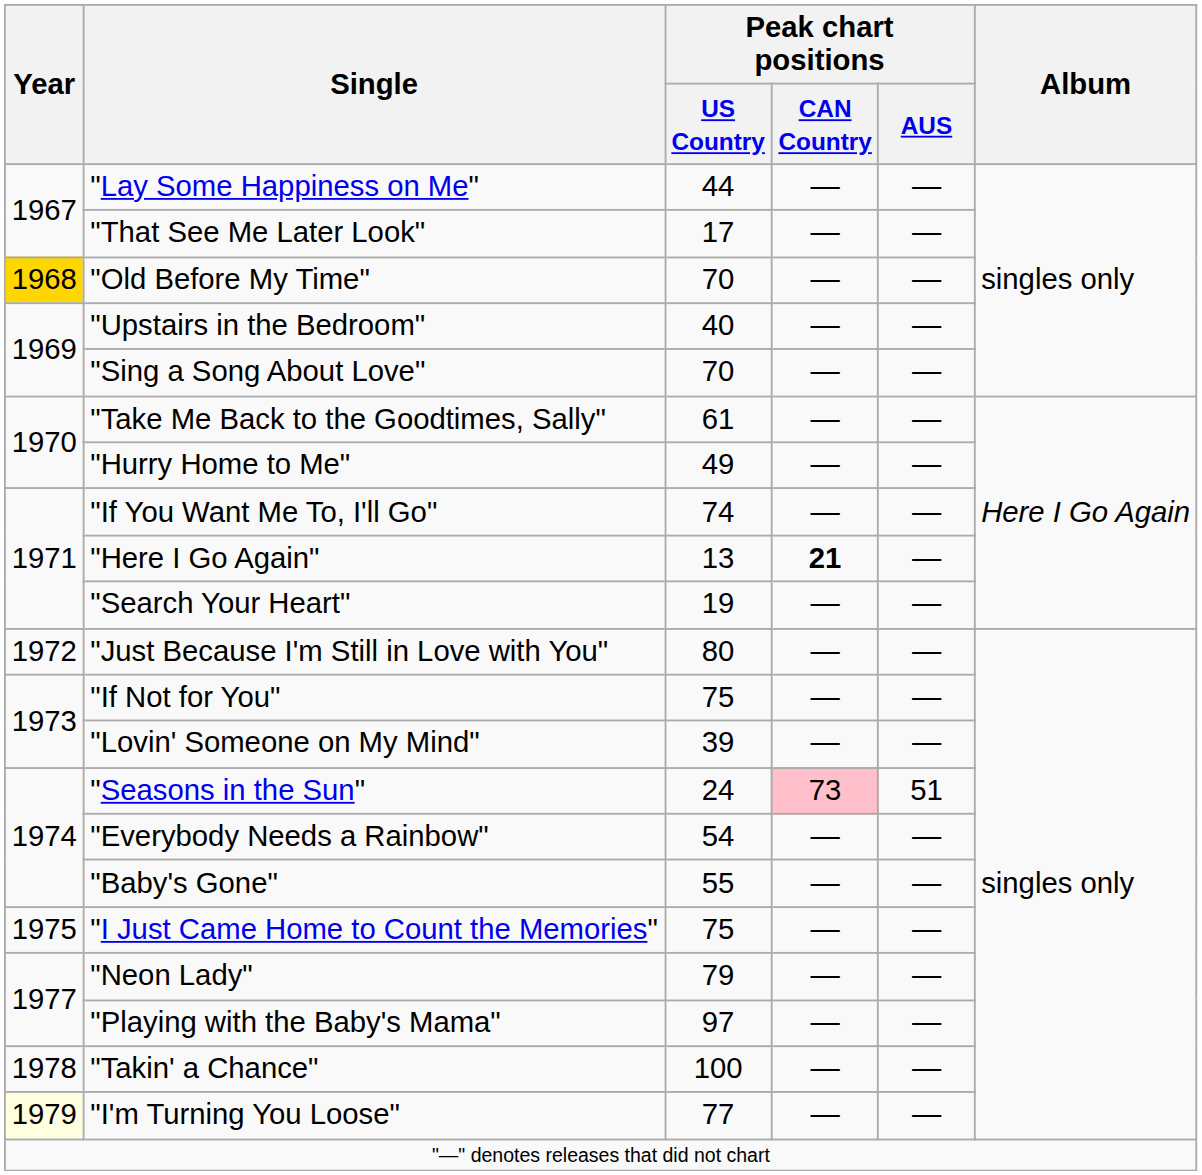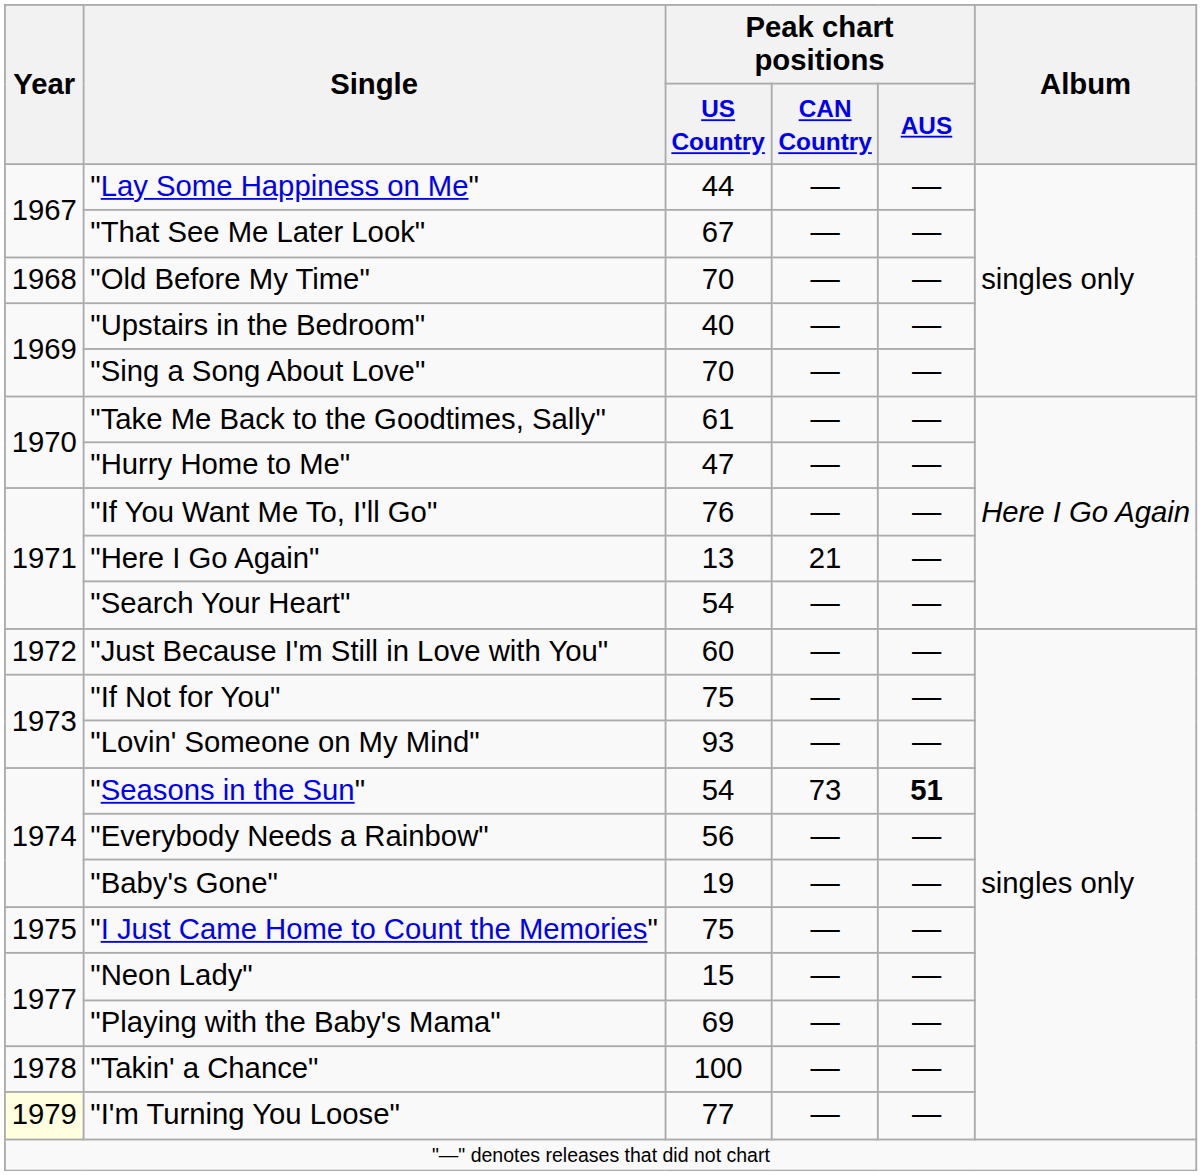(718, 232) 17 -> (718, 232) 67
(44, 279) gold background -> (44, 279) no background
(718, 465) 49 -> (718, 465) 47
(718, 511) 74 -> (718, 511) 76
(825, 557) bold -> (825, 557) normal
(718, 604) 19 -> (718, 604) 54
(718, 650) 80 -> (718, 650) 60
(718, 743) 39 -> (718, 743) 93
(718, 790) 24 -> (718, 790) 54
(825, 790) pink background -> (825, 790) no background
(927, 790) normal -> (927, 790) bold
(718, 836) 54 -> (718, 836) 56
(718, 883) 55 -> (718, 883) 19
(718, 975) 79 -> (718, 975) 15
(718, 1022) 97 -> (718, 1022) 69
